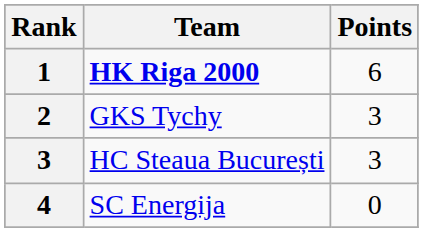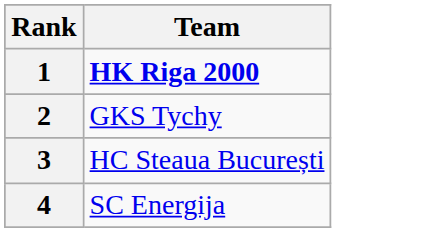- column: (375, 26)
